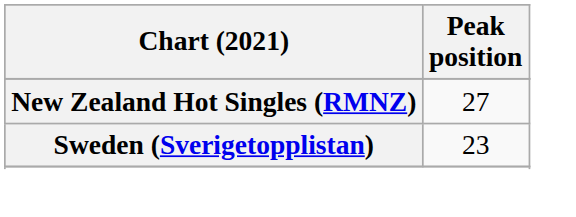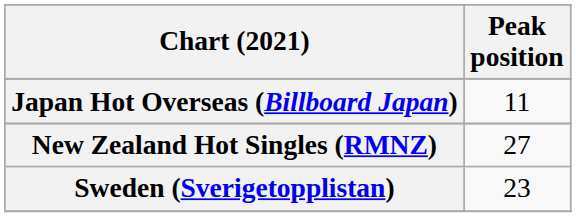+ row: (234, 100)
